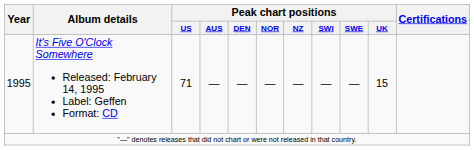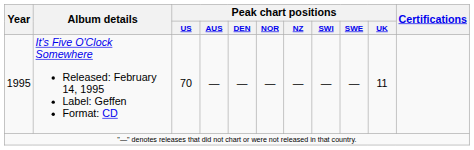(186, 84) 71 -> (186, 84) 70
(382, 84) 15 -> (382, 84) 11
